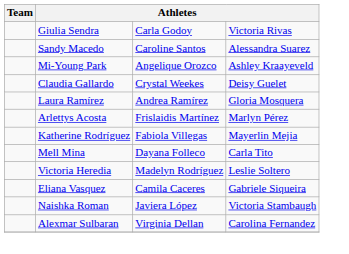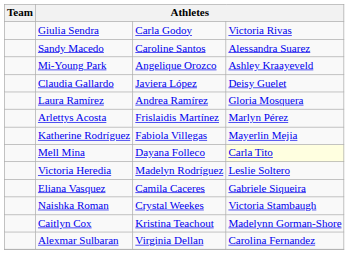(170, 83) Crystal Weekes -> (166, 83) Javiera López
(251, 153) no background -> (251, 153) lightyellow background
(166, 205) Javiera López -> (170, 205) Crystal Weekes
+ row: (65, 223)
